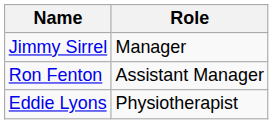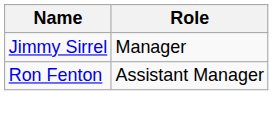- row: (58, 103)
